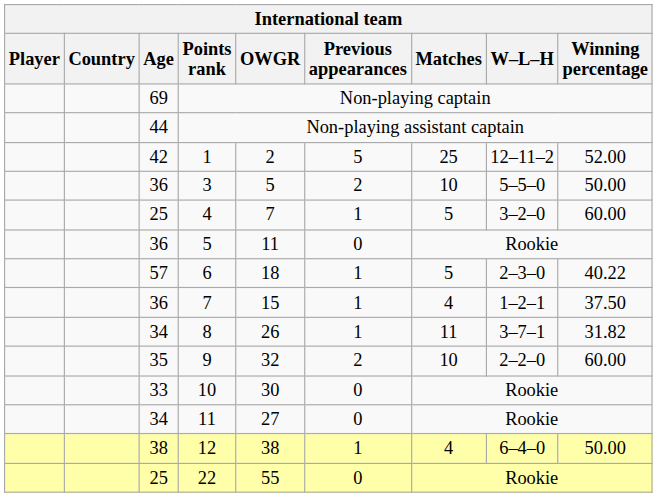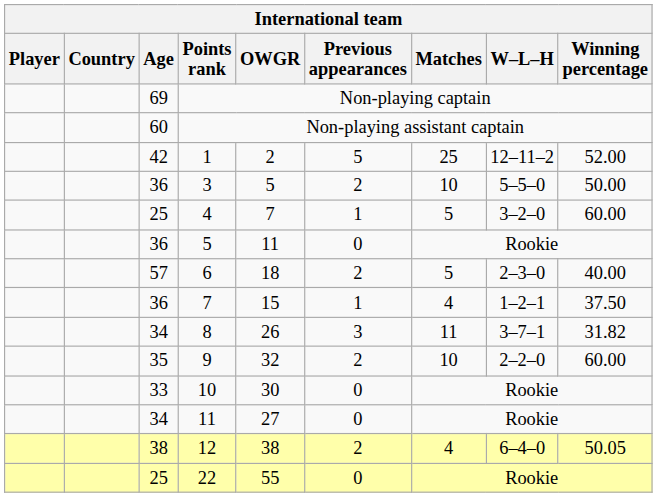(159, 127) 44 -> (159, 127) 60
(358, 273) 1 -> (358, 273) 2
(605, 273) 40.22 -> (605, 273) 40.00
(358, 331) 1 -> (358, 331) 3
(358, 448) 1 -> (358, 448) 2
(605, 448) 50.00 -> (605, 448) 50.05
